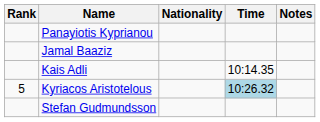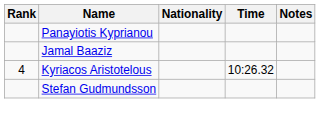- row: (64, 70)
(22, 89) 5 -> (22, 70) 4
(251, 89) lightblue background -> (251, 70) no background
